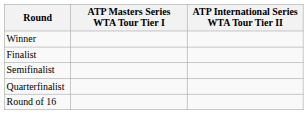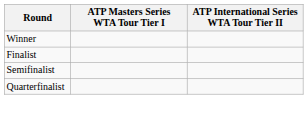- row: (31, 102)
